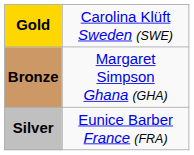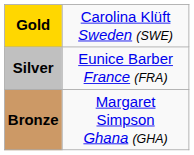rows swapped: (33, 128) <-> (33, 76)
